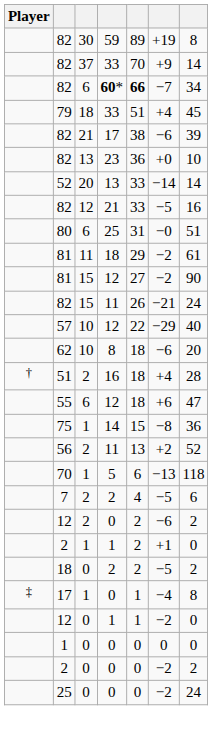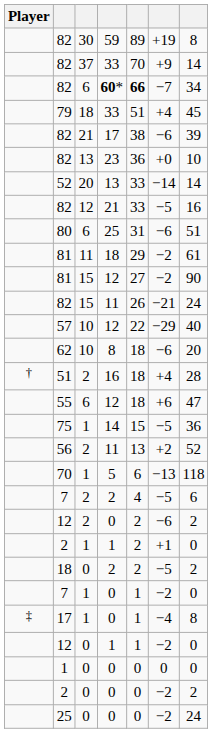(164, 231) −0 -> (164, 231) −6
(164, 425) −8 -> (164, 425) −5
+ row: (64, 592)
